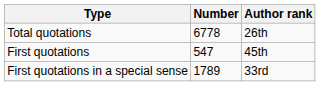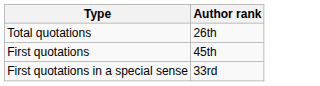- column: (216, 14)
